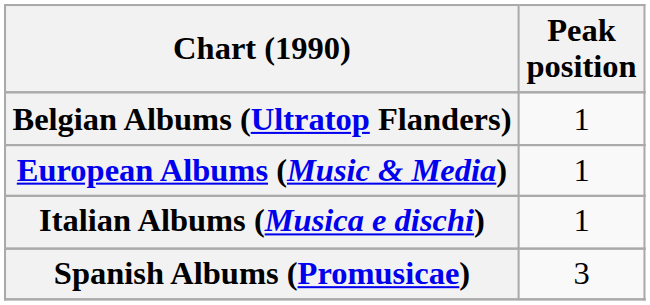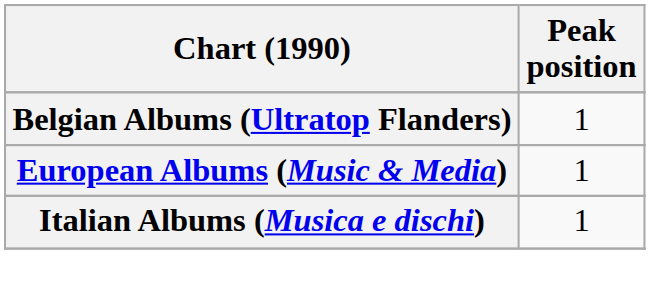- row: (262, 272)
